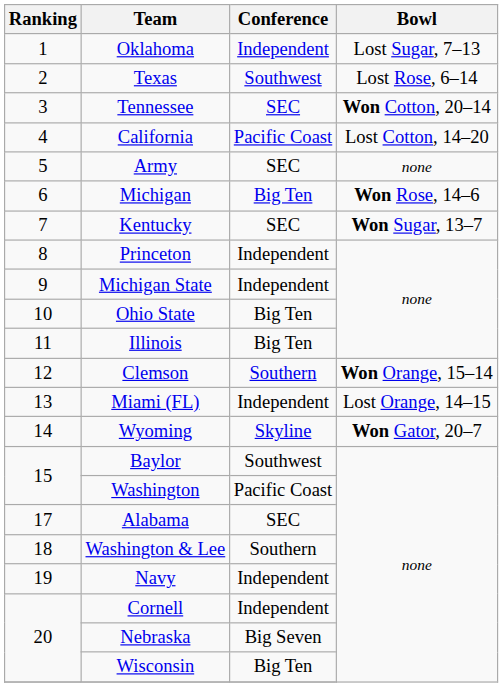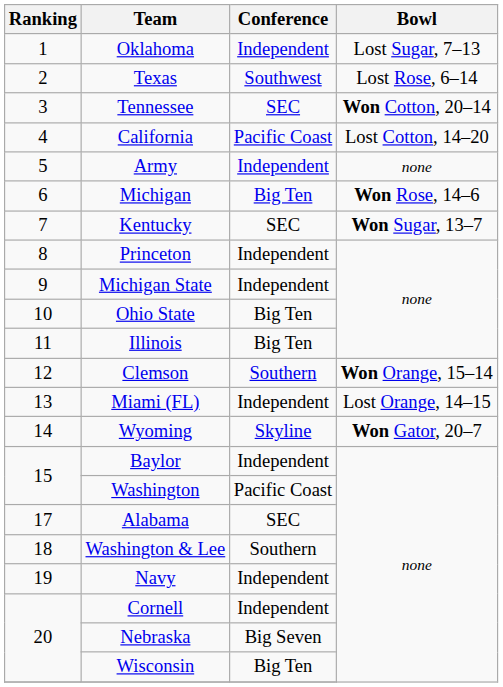(283, 166) SEC -> (283, 166) Independent
(283, 460) Southwest -> (283, 460) Independent
